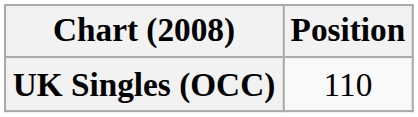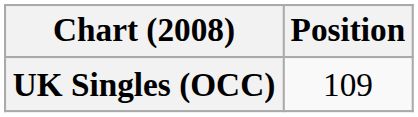(348, 83) 110 -> (348, 83) 109
